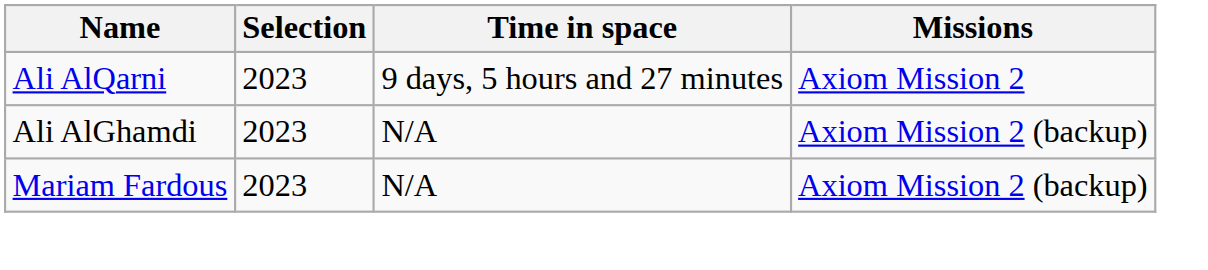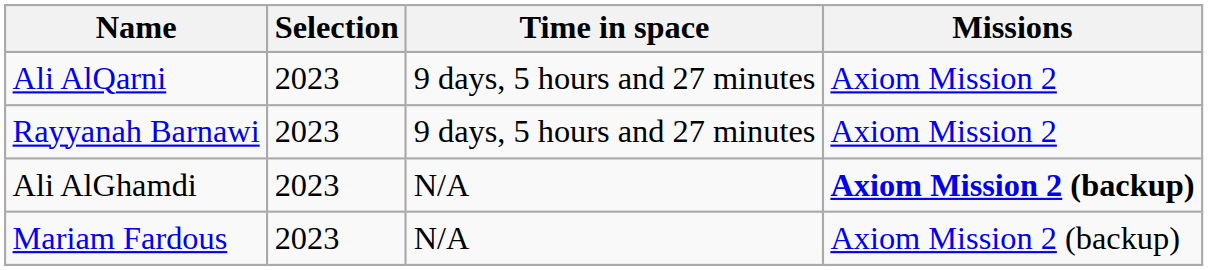+ row: (136, 130)
(973, 130) normal -> (1012, 183) bold
